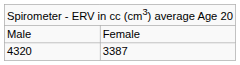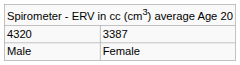rows swapped: (19, 34) <-> (19, 51)
